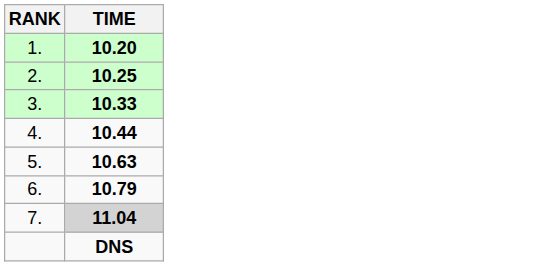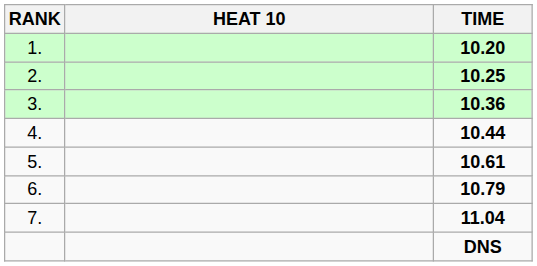+ column: (249, 19)
(114, 105) 10.33 -> (483, 105) 10.36
(114, 161) 10.63 -> (483, 161) 10.61
(114, 218) lightgrey background -> (483, 218) no background
